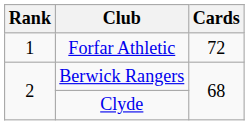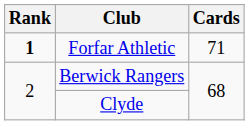(30, 47) normal -> (30, 47) bold
(216, 47) 72 -> (216, 47) 71
